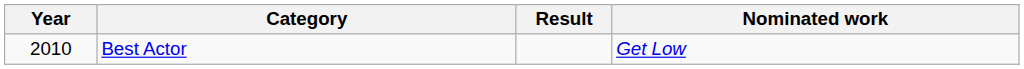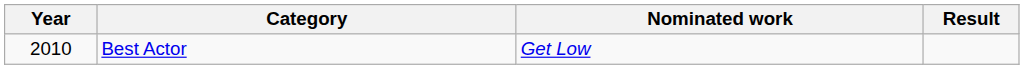columns swapped: (815, 19) <-> (564, 19)
